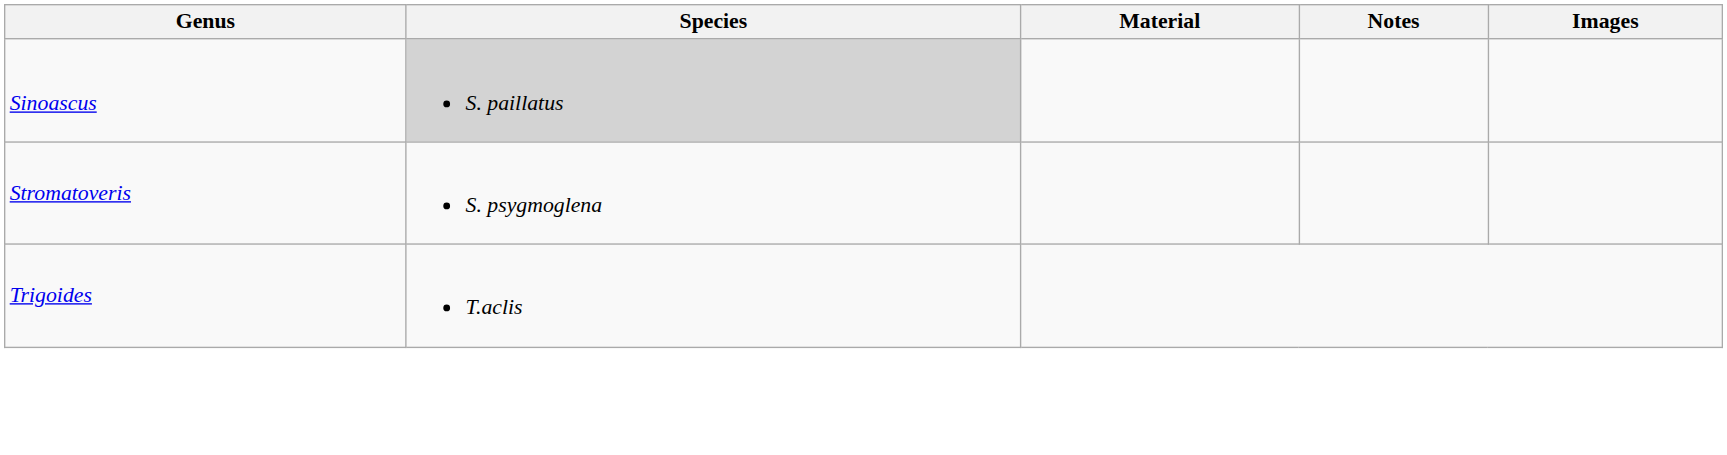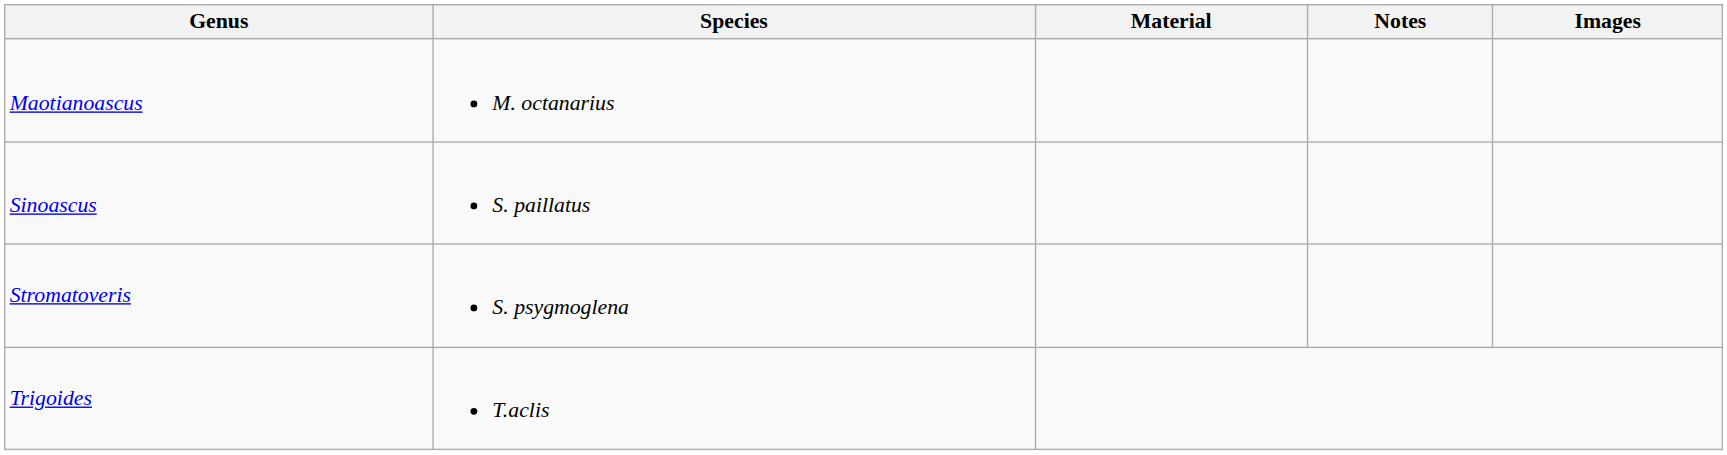+ row: (76, 102)
(713, 103) lightgrey background -> (734, 205) no background
